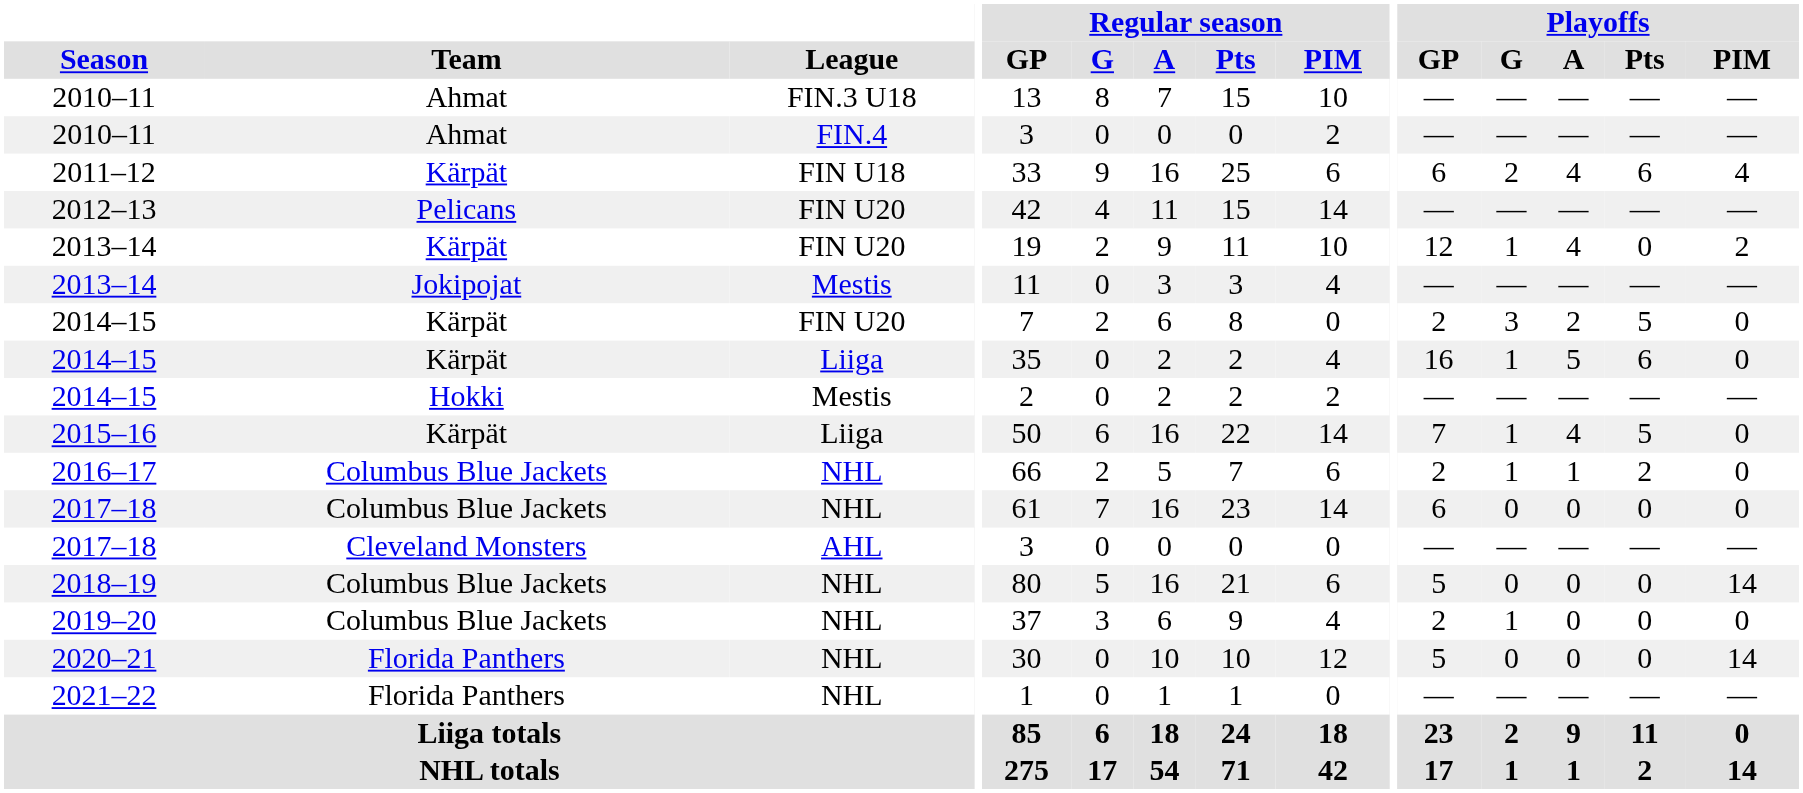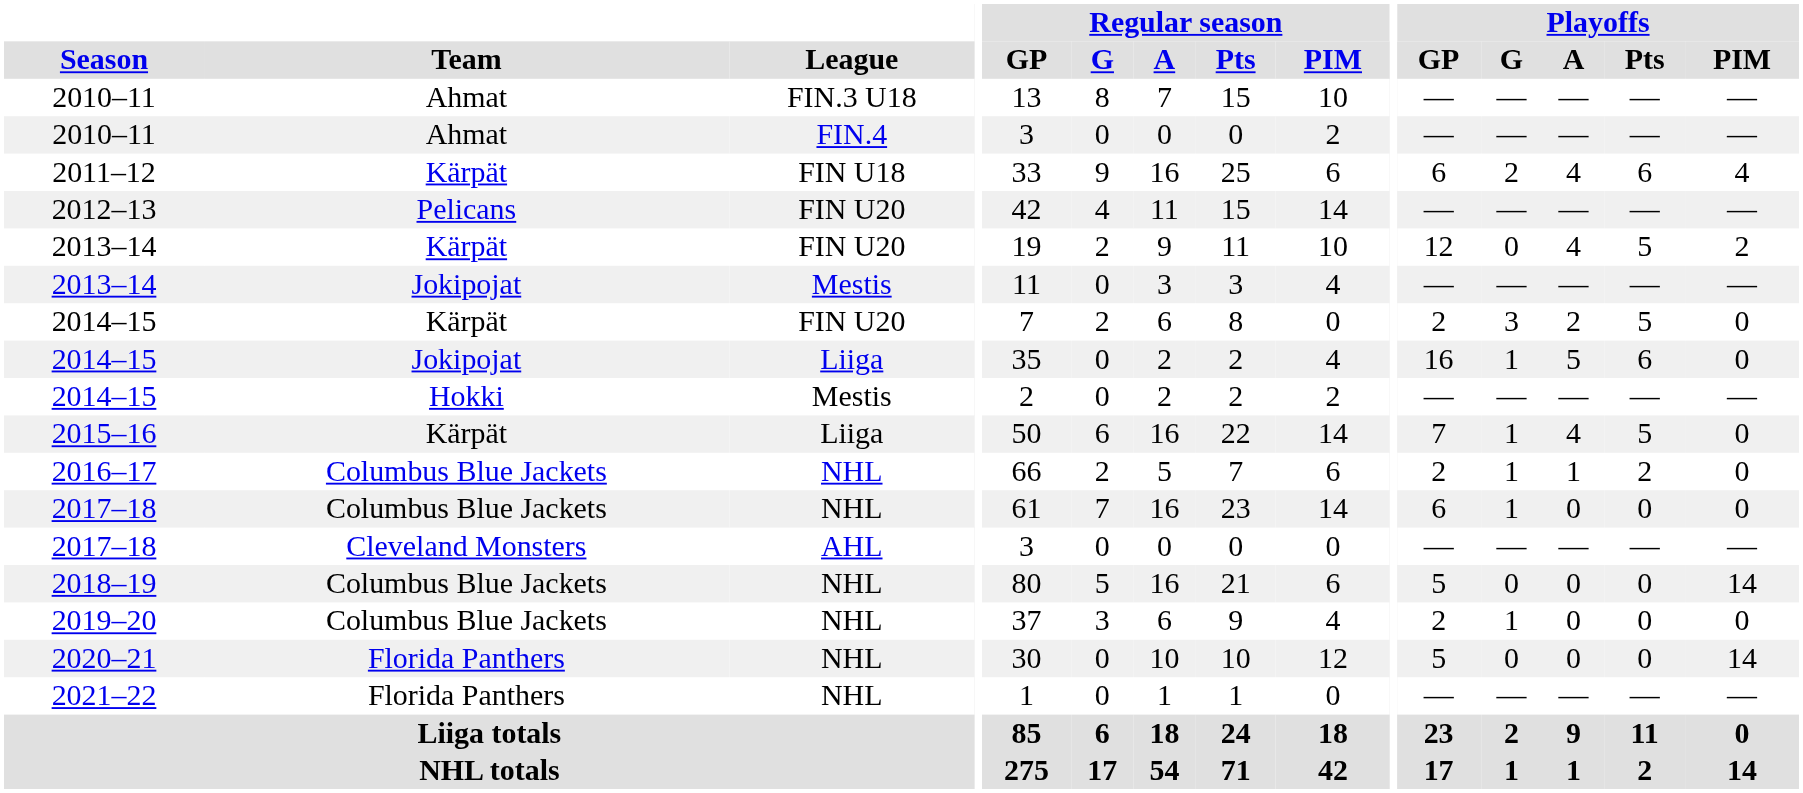(1511, 246) 1 -> (1511, 246) 0
(1645, 246) 0 -> (1645, 246) 5
(466, 358) Kärpät -> (466, 358) Jokipojat
(1511, 508) 0 -> (1511, 508) 1
